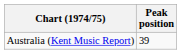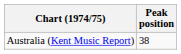(144, 40) 39 -> (144, 40) 38
